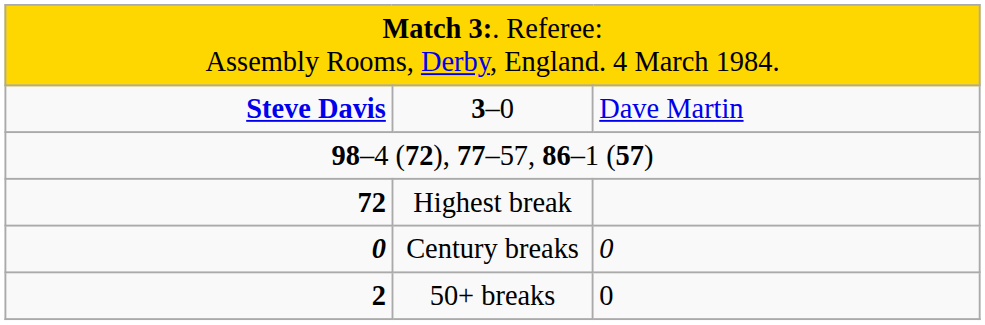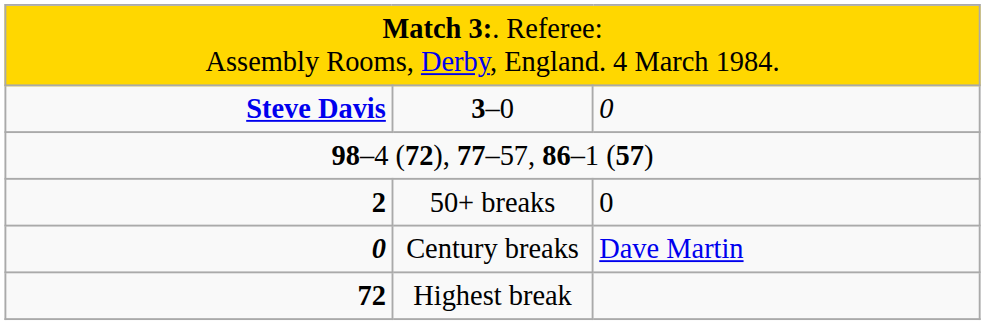(671, 108) Dave Martin -> (606, 108) 0
rows swapped: (493, 202) <-> (493, 296)
(606, 249) 0 -> (671, 249) Dave Martin
